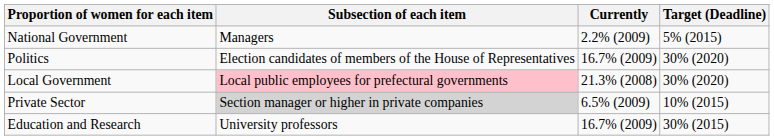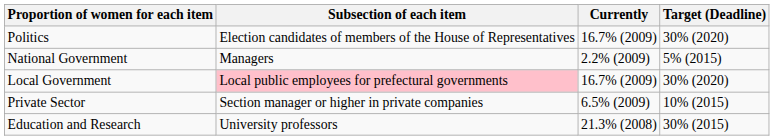rows swapped: (28, 59) <-> (67, 37)
(619, 80) 21.3% (2008) -> (619, 80) 16.7% (2009)
(351, 102) lightgrey background -> (351, 102) no background
(619, 124) 16.7% (2009) -> (619, 124) 21.3% (2008)
